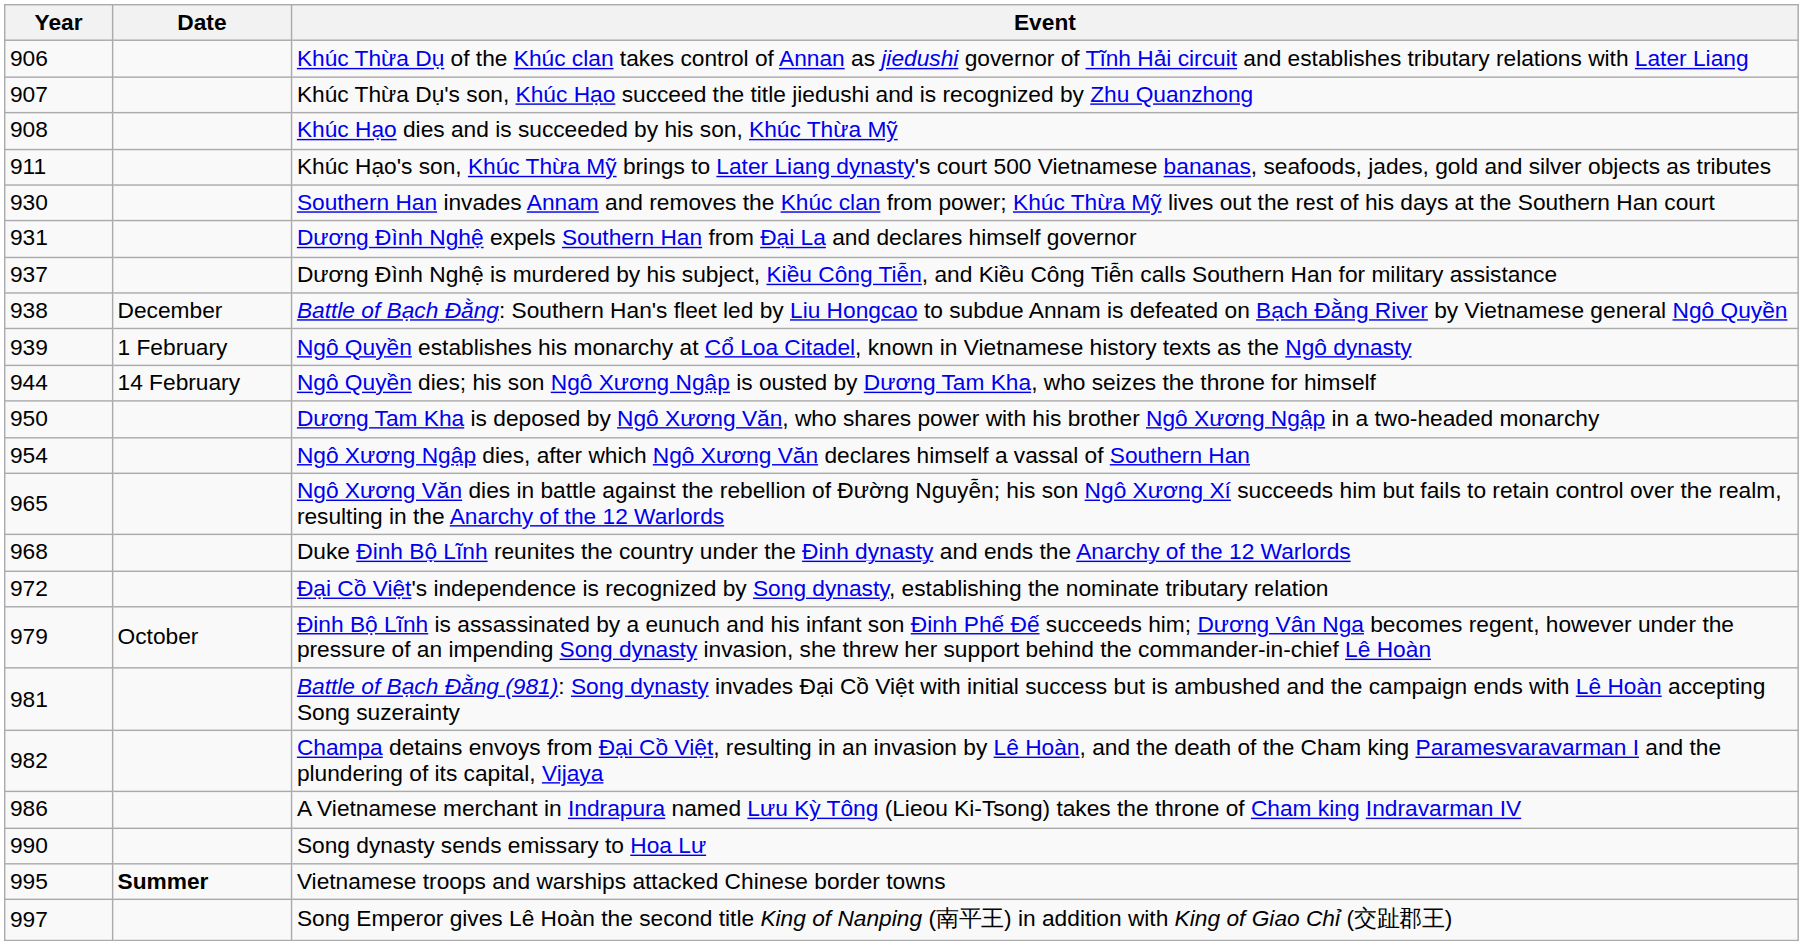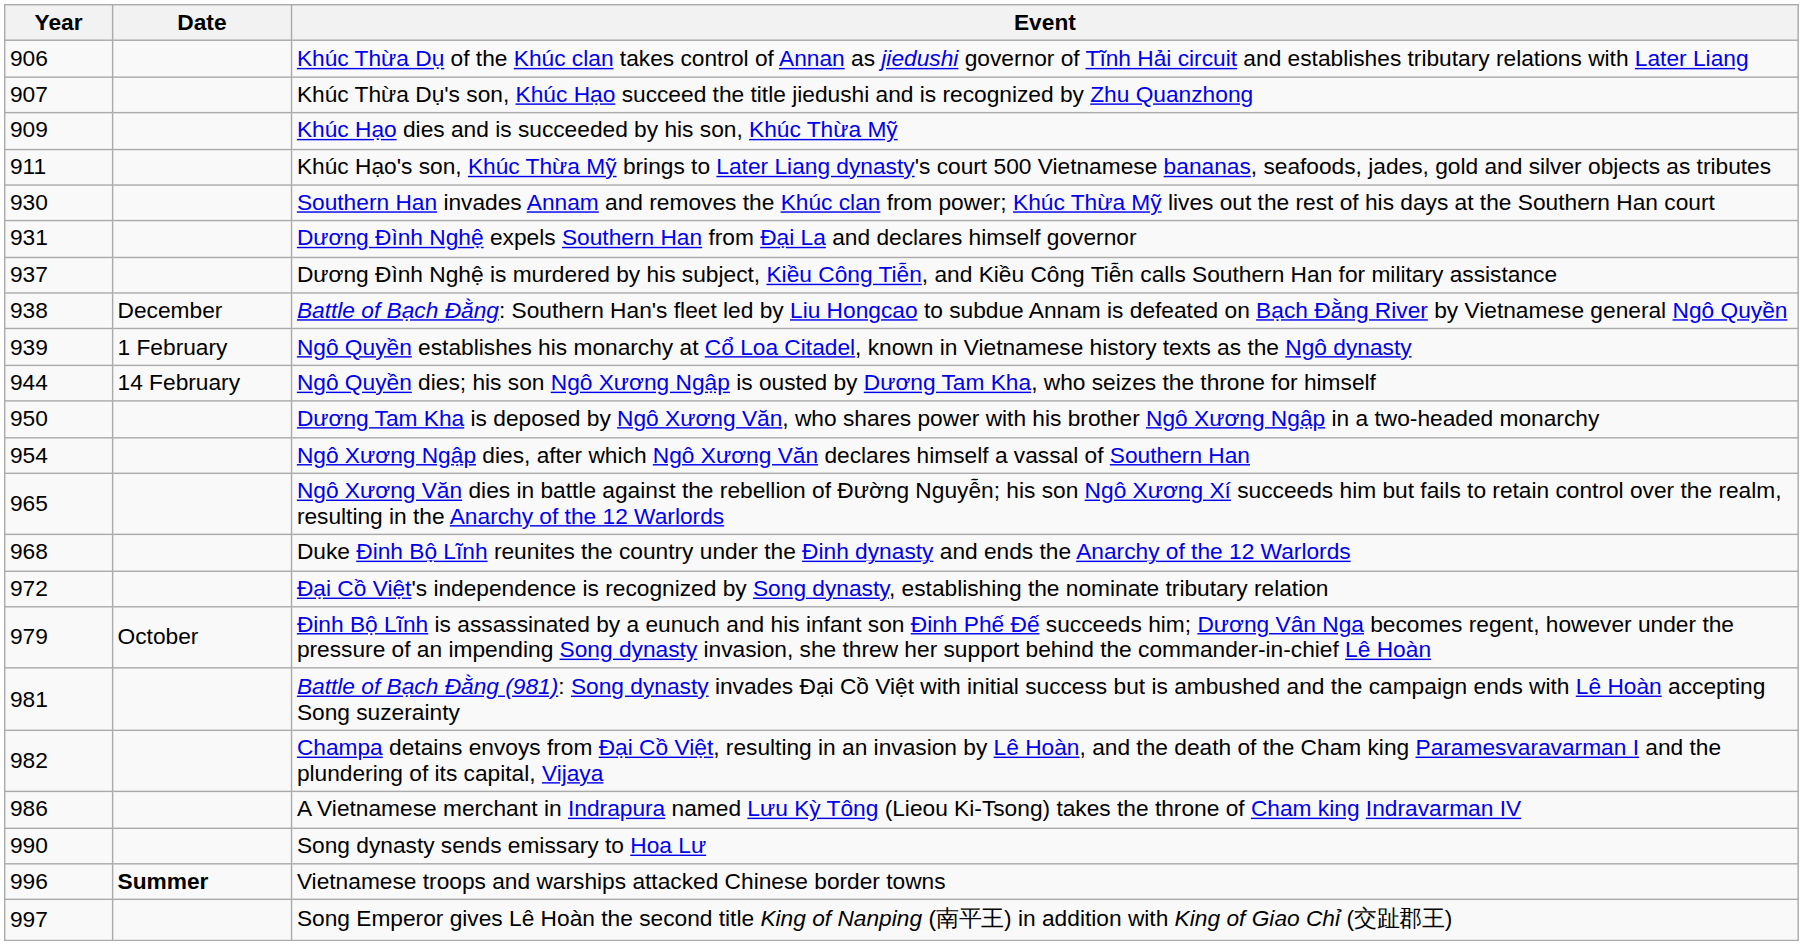(29, 130) 908 -> (29, 130) 909
(29, 881) 995 -> (29, 881) 996
